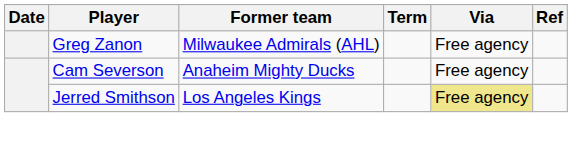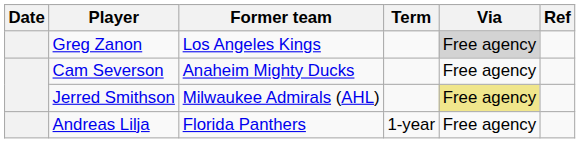(281, 44) Milwaukee Admirals (AHL) -> (252, 44) Los Angeles Kings
(482, 44) no background -> (489, 44) lightgrey background
(252, 97) Los Angeles Kings -> (281, 97) Milwaukee Admirals (AHL)
+ row: (101, 124)
